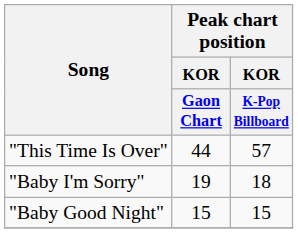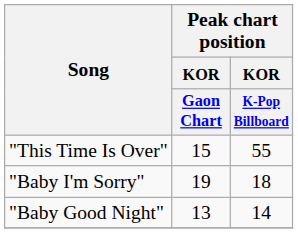(201, 150) 44 -> (201, 150) 15
(261, 150) 57 -> (261, 150) 55
(201, 212) 15 -> (201, 212) 13
(261, 212) 15 -> (261, 212) 14
